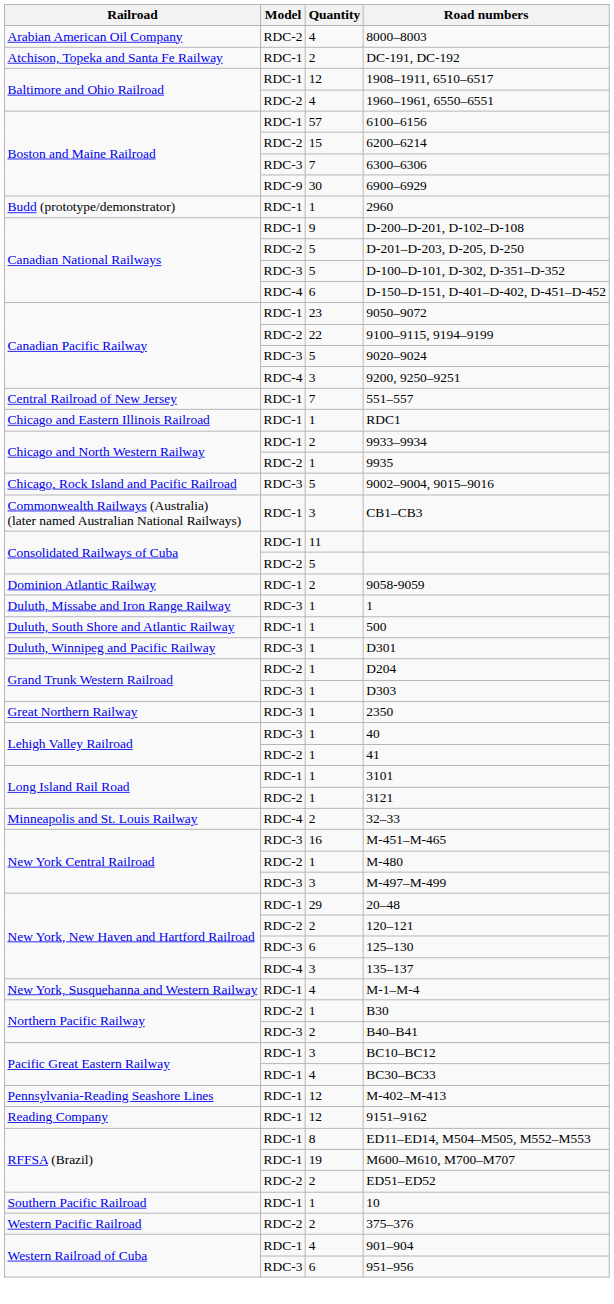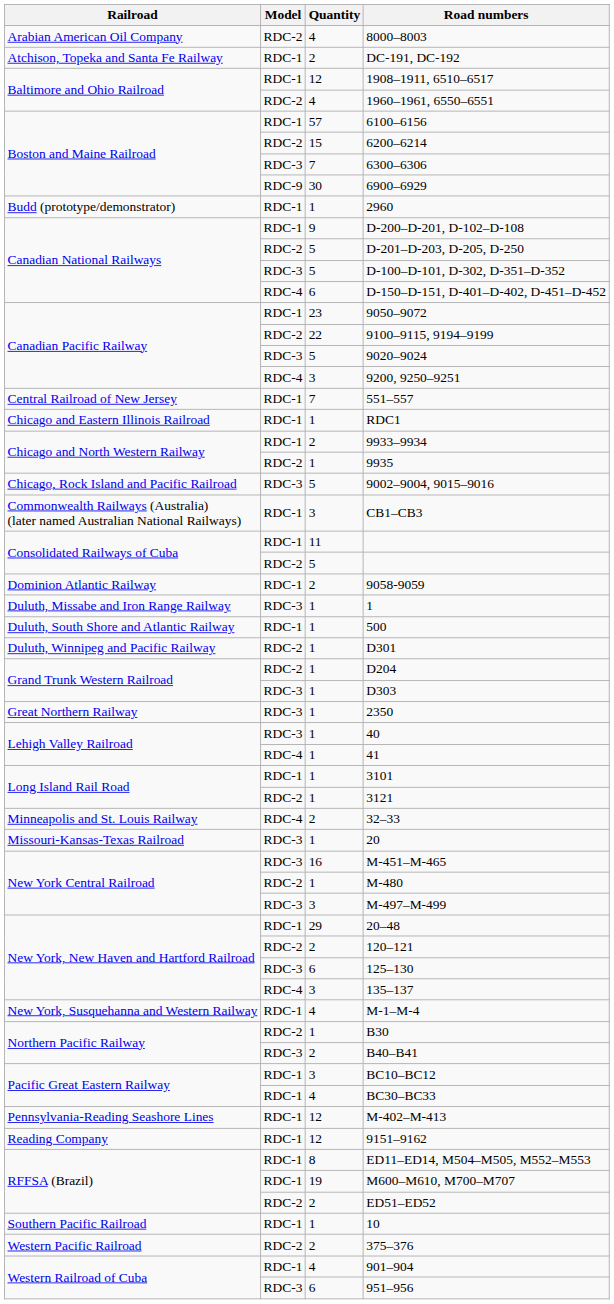(283, 648) RDC-3 -> (283, 648) RDC-2
(283, 754) RDC-2 -> (283, 754) RDC-4
+ row: (312, 840)
